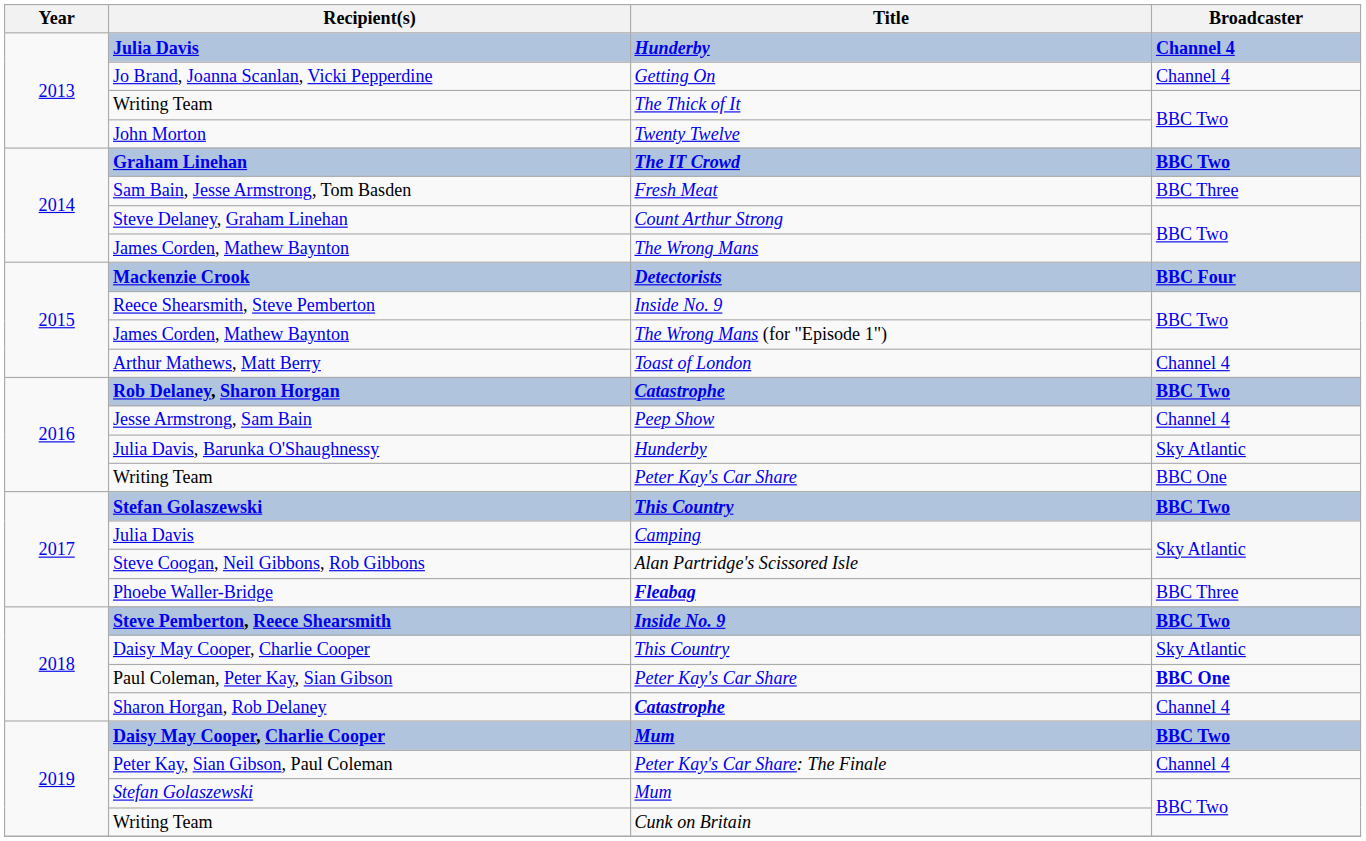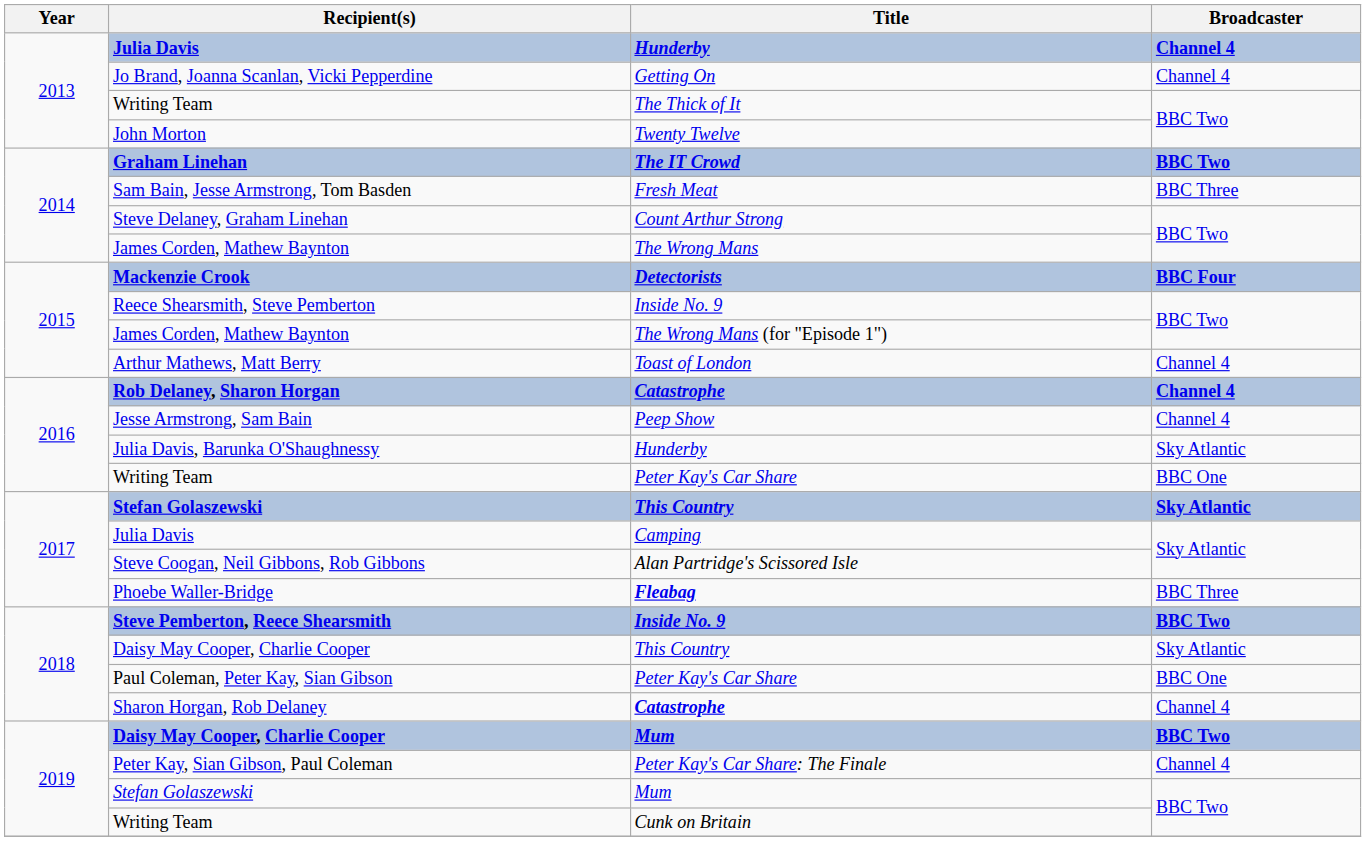(1193, 391) BBC Two -> (1195, 391) Channel 4
(1193, 506) BBC Two -> (1203, 506) Sky Atlantic
(1193, 678) bold -> (1191, 678) normal
